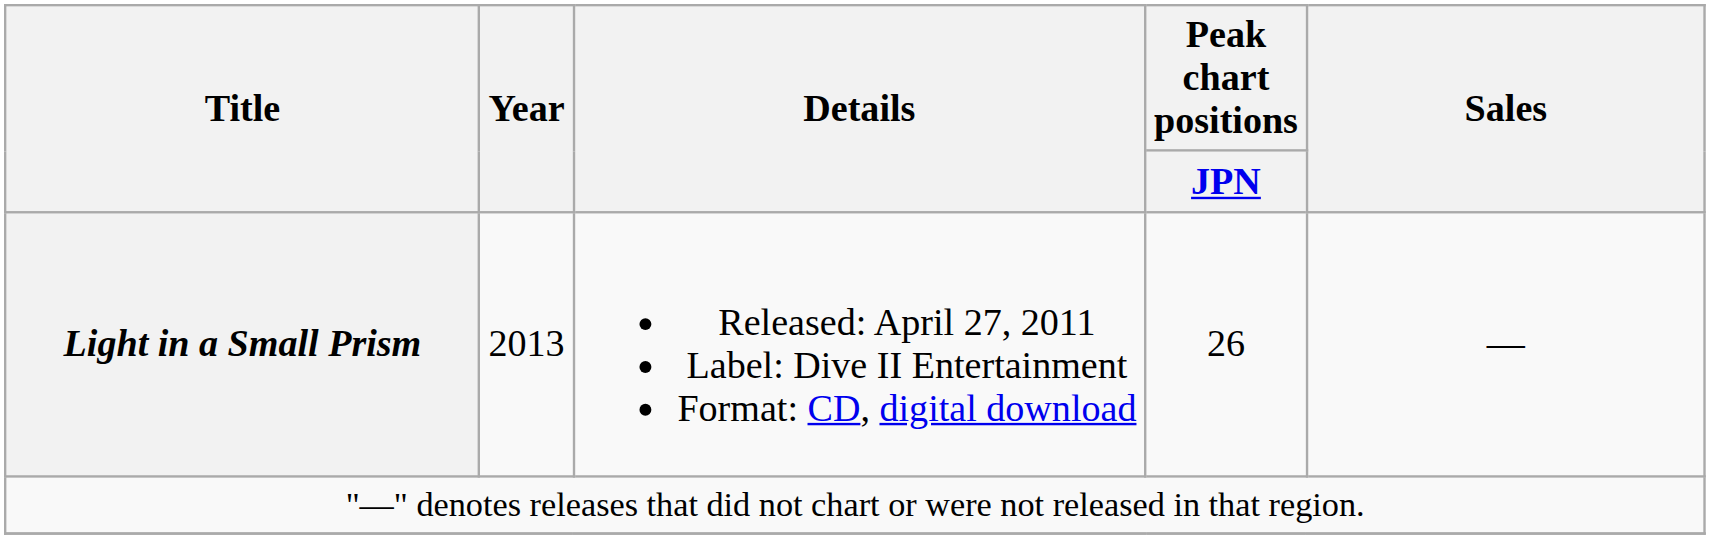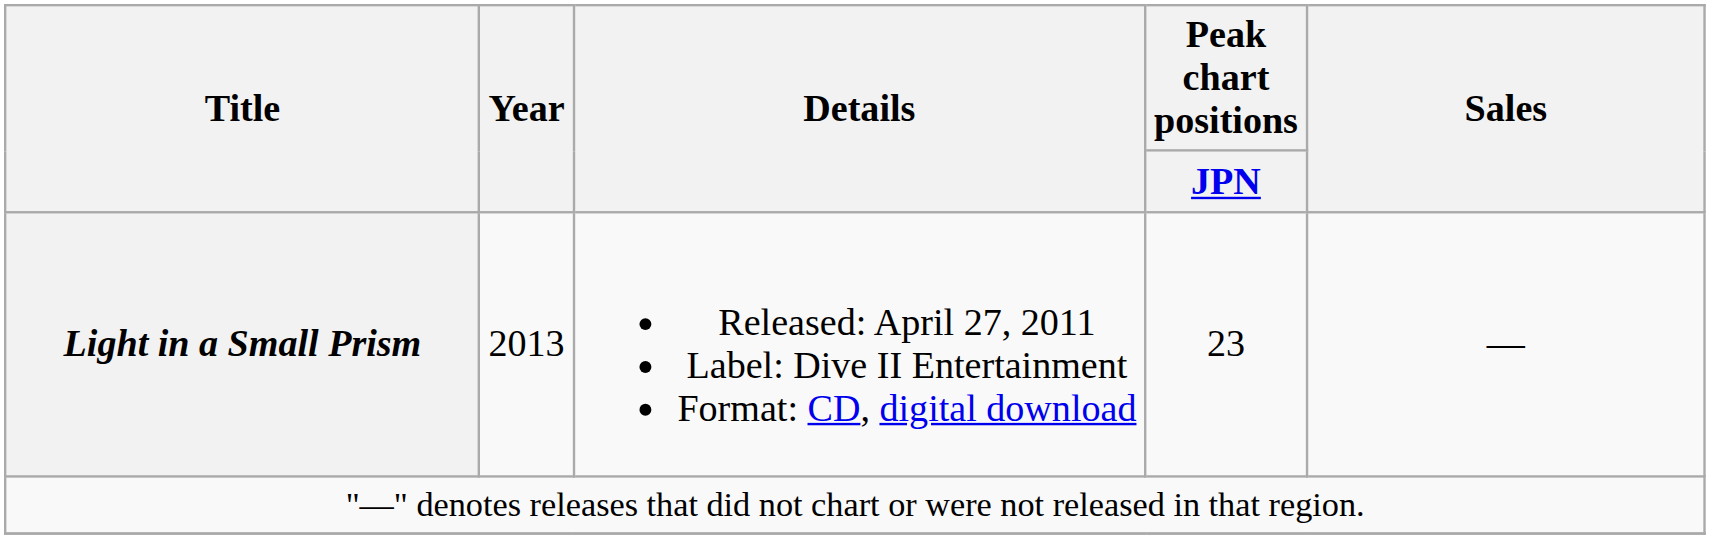(1226, 343) 26 -> (1226, 343) 23
